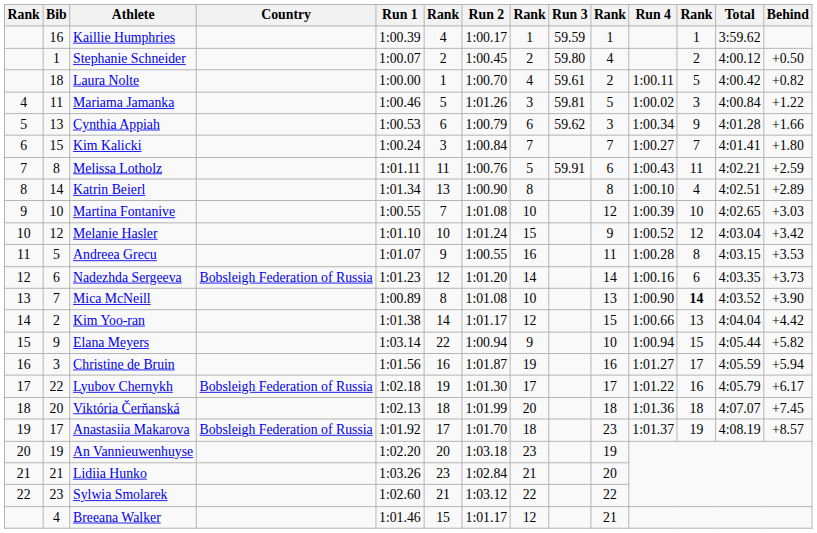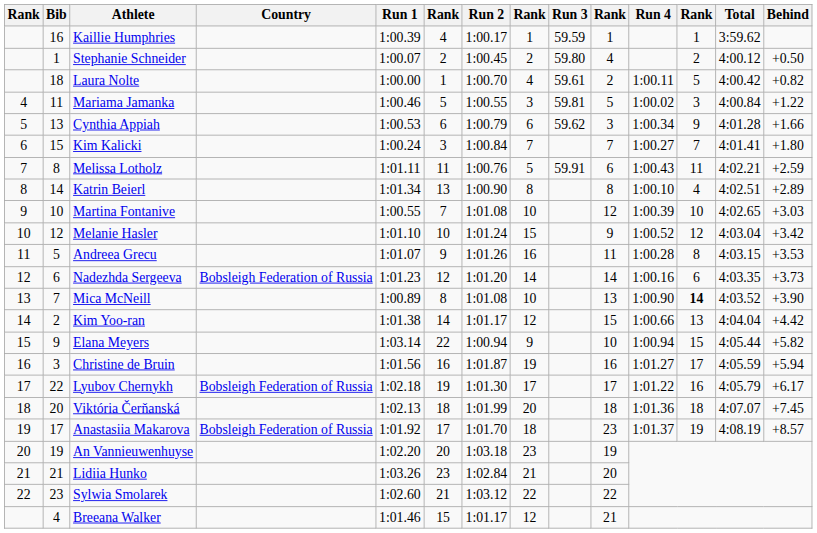(486, 102) 1:01.26 -> (486, 102) 1:00.55
(486, 255) 1:00.55 -> (486, 255) 1:01.26
